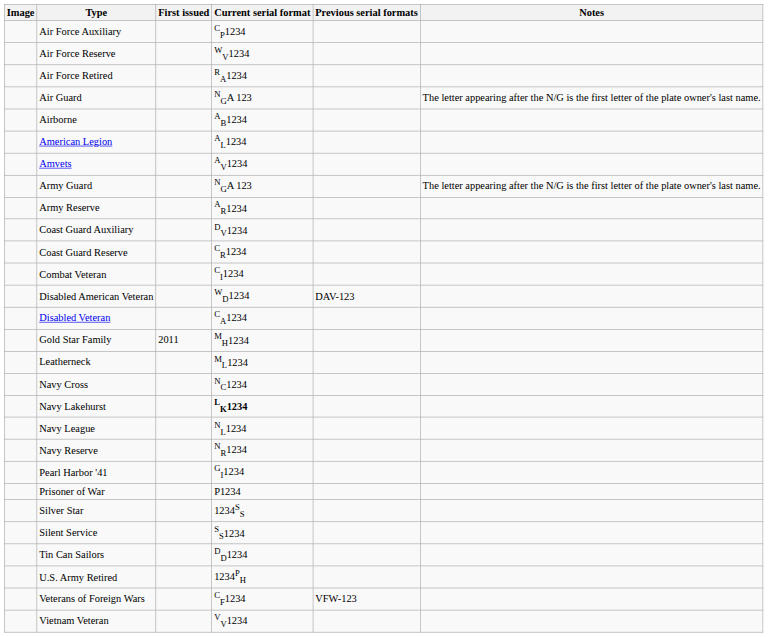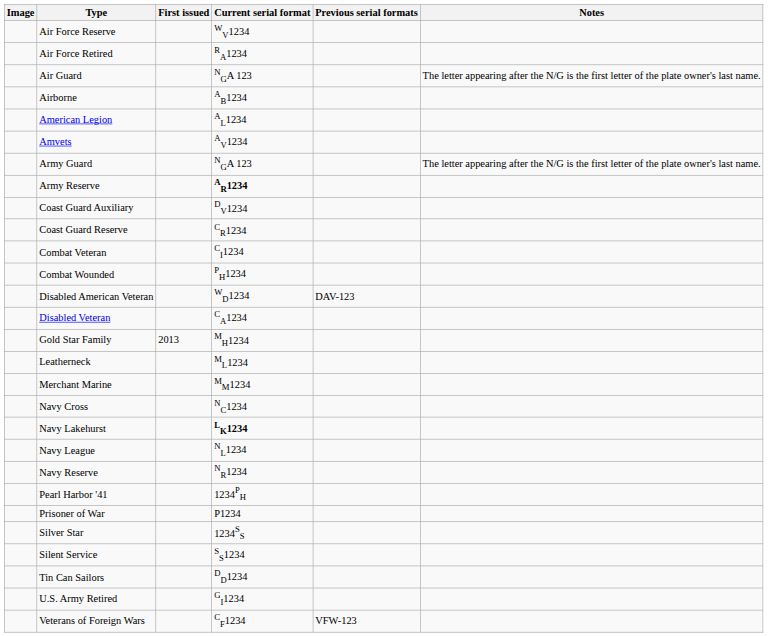- row: (80, 32)
(231, 208) normal -> (231, 186) bold
+ row: (77, 274)
(168, 340) 2011 -> (169, 340) 2013
+ row: (75, 384)
(229, 472) GI1234 -> (230, 494) 1234PH
(230, 577) 1234PH -> (229, 599) GI1234
- row: (74, 621)
